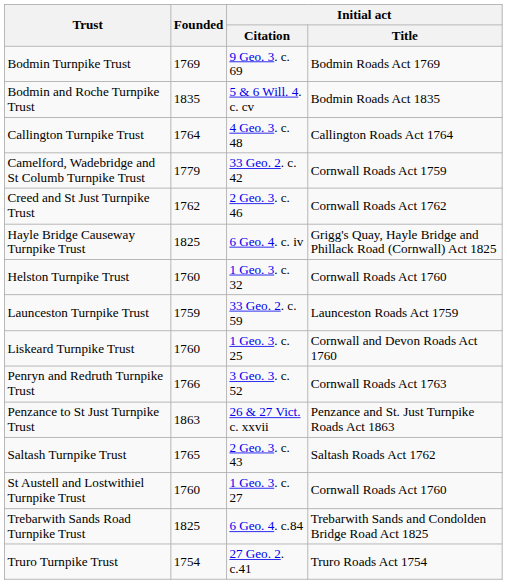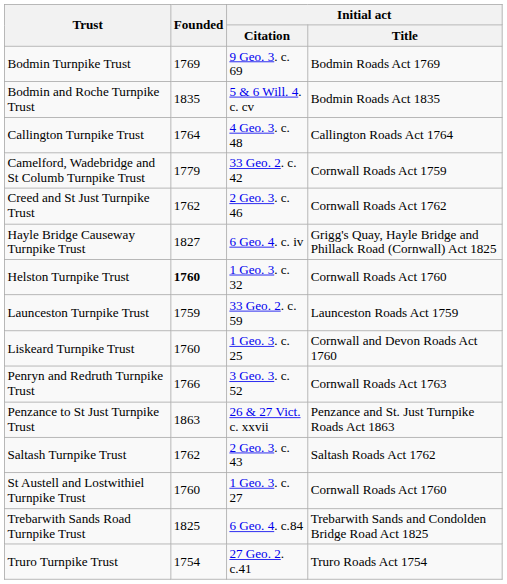(187, 241) 1825 -> (187, 241) 1827
(187, 277) normal -> (187, 277) bold
(187, 455) 1765 -> (187, 455) 1762
